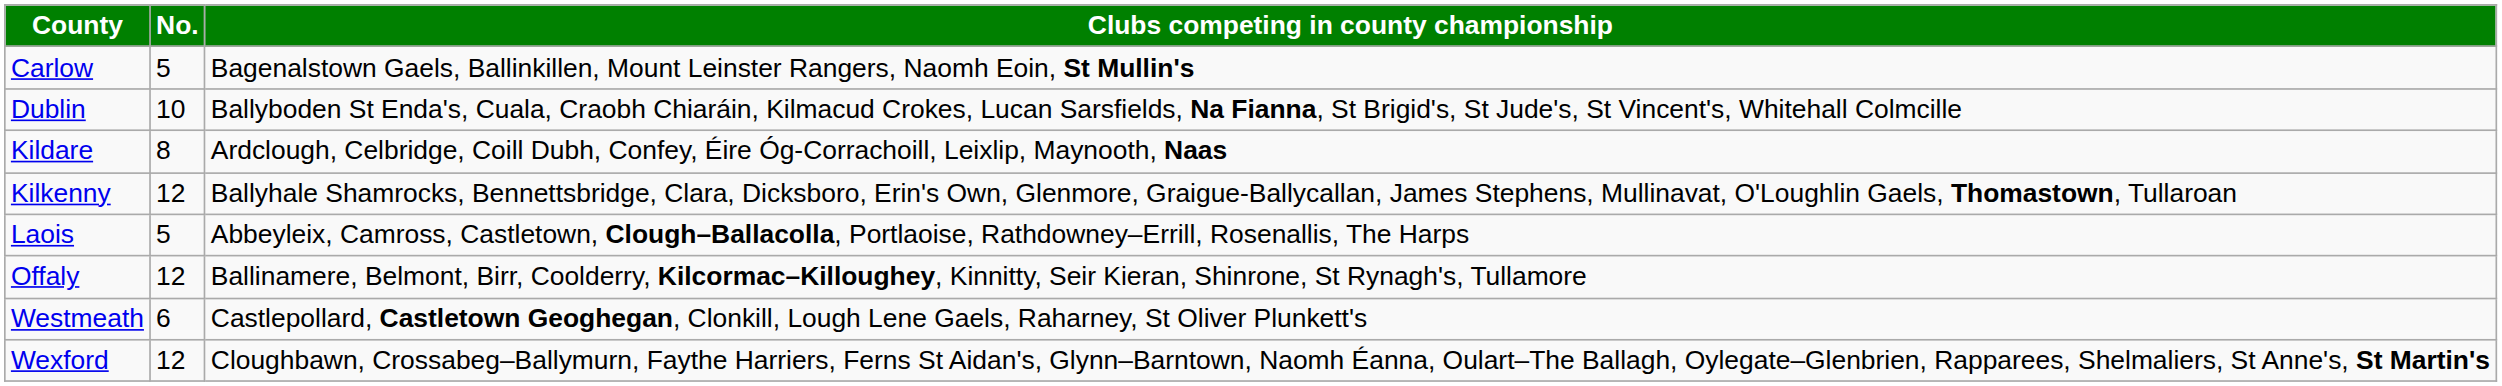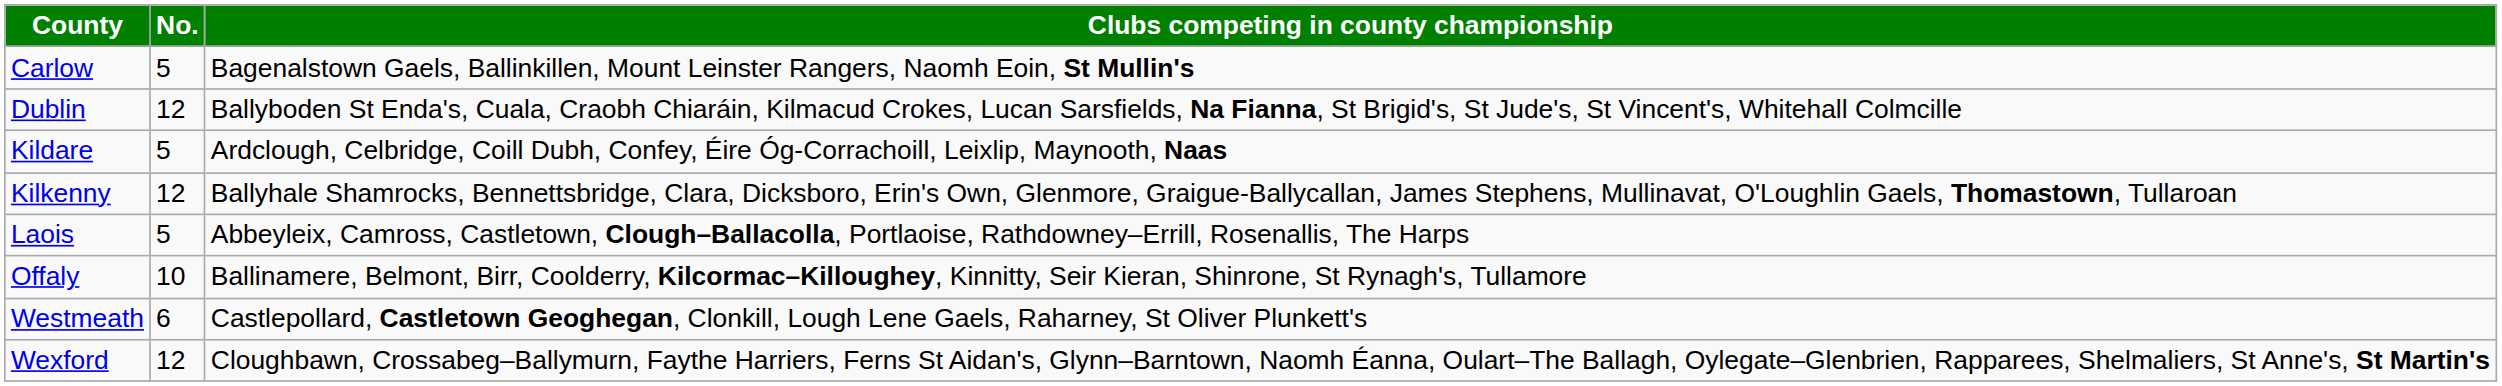(171, 109) 10 -> (171, 109) 12
(163, 151) 8 -> (163, 151) 5
(171, 276) 12 -> (171, 276) 10
